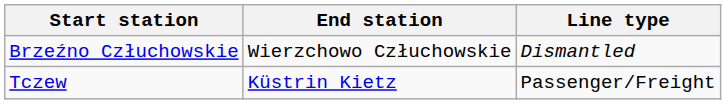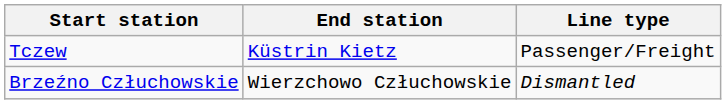rows swapped: (38, 83) <-> (124, 51)
